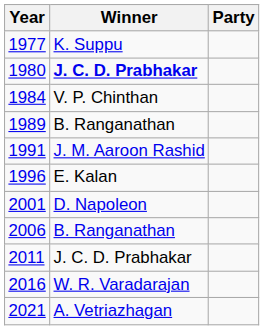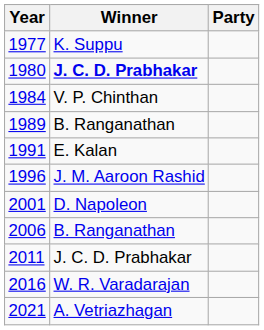(129, 151) J. M. Aaroon Rashid -> (85, 151) E. Kalan
(85, 177) E. Kalan -> (129, 177) J. M. Aaroon Rashid
